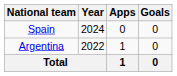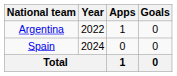rows swapped: (41, 46) <-> (41, 29)
